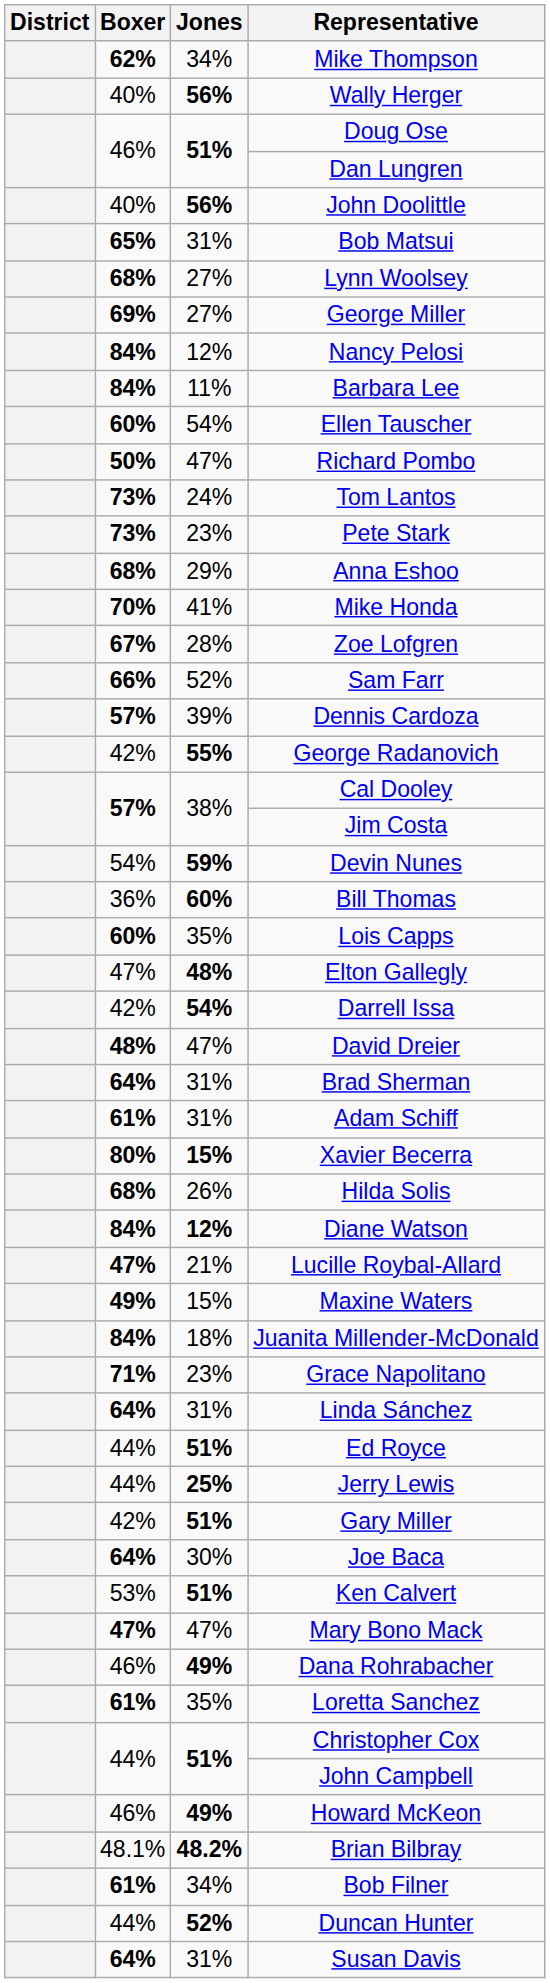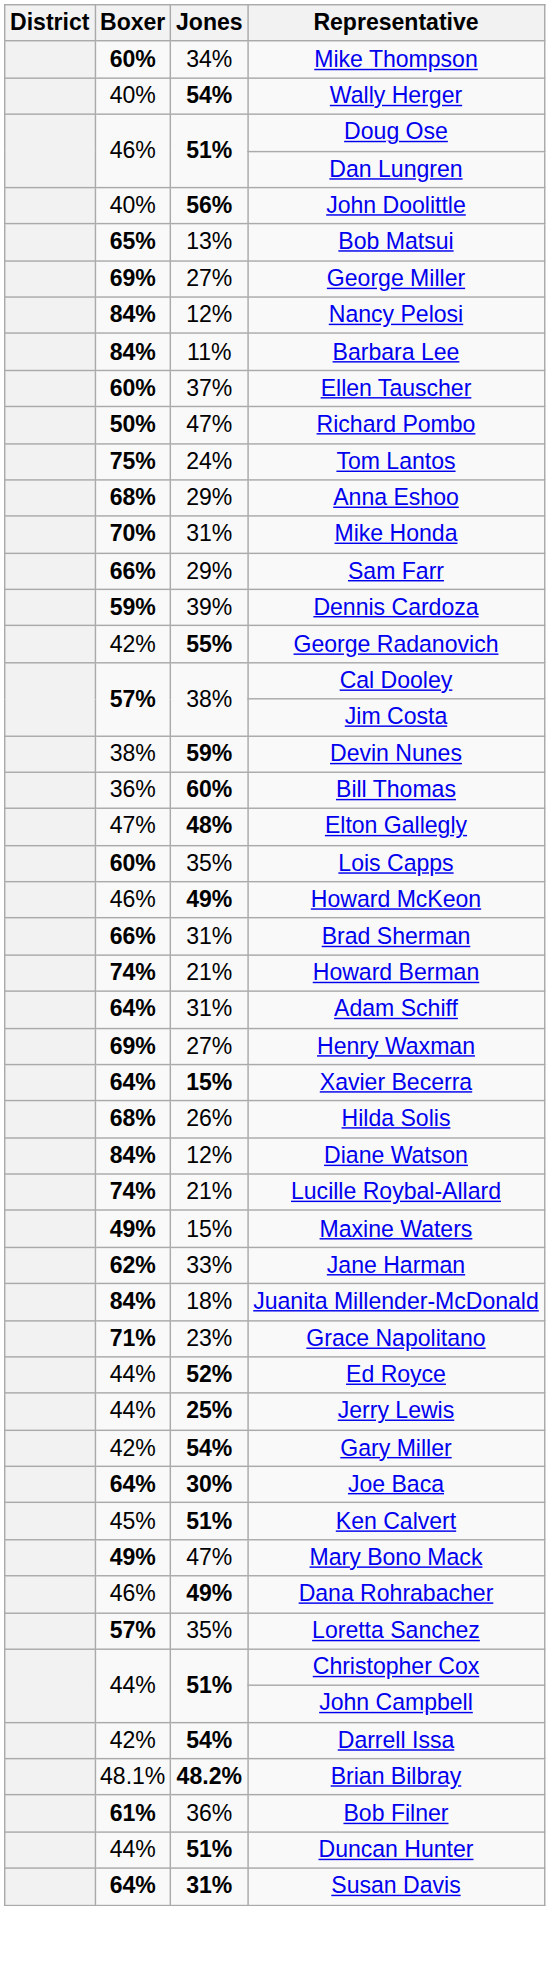(133, 59) 62% -> (133, 59) 60%
(209, 95) 56% -> (209, 95) 54%
(209, 242) 31% -> (209, 242) 13%
- row: (396, 278)
(209, 424) 54% -> (209, 388) 37%
(133, 497) 73% -> (133, 461) 75%
- row: (396, 534)
(209, 607) 41% -> (209, 534) 31%
- row: (396, 643)
(209, 680) 52% -> (209, 570) 29%
(133, 717) 57% -> (133, 607) 59%
(133, 863) 54% -> (133, 753) 38%
rows swapped: (396, 936) <-> (396, 972)
rows swapped: (396, 1813) <-> (396, 1009)
- row: (396, 1045)
(133, 1082) 64% -> (133, 936) 66%
+ row: (396, 972)
(133, 1118) 61% -> (133, 1009) 64%
+ row: (396, 1045)
(133, 1155) 80% -> (133, 1082) 64%
(209, 1228) bold -> (209, 1155) normal
(133, 1265) 47% -> (133, 1192) 74%
+ row: (396, 1265)
- row: (396, 1411)
(209, 1447) 51% -> (209, 1374) 52%
(209, 1520) 51% -> (209, 1447) 54%
(209, 1557) normal -> (209, 1484) bold
(133, 1593) 53% -> (133, 1520) 45%
(133, 1630) 47% -> (133, 1557) 49%
(133, 1703) 61% -> (133, 1630) 57%
(209, 1886) 34% -> (209, 1813) 36%
(209, 1922) 52% -> (209, 1849) 51%
(209, 1959) normal -> (209, 1886) bold
